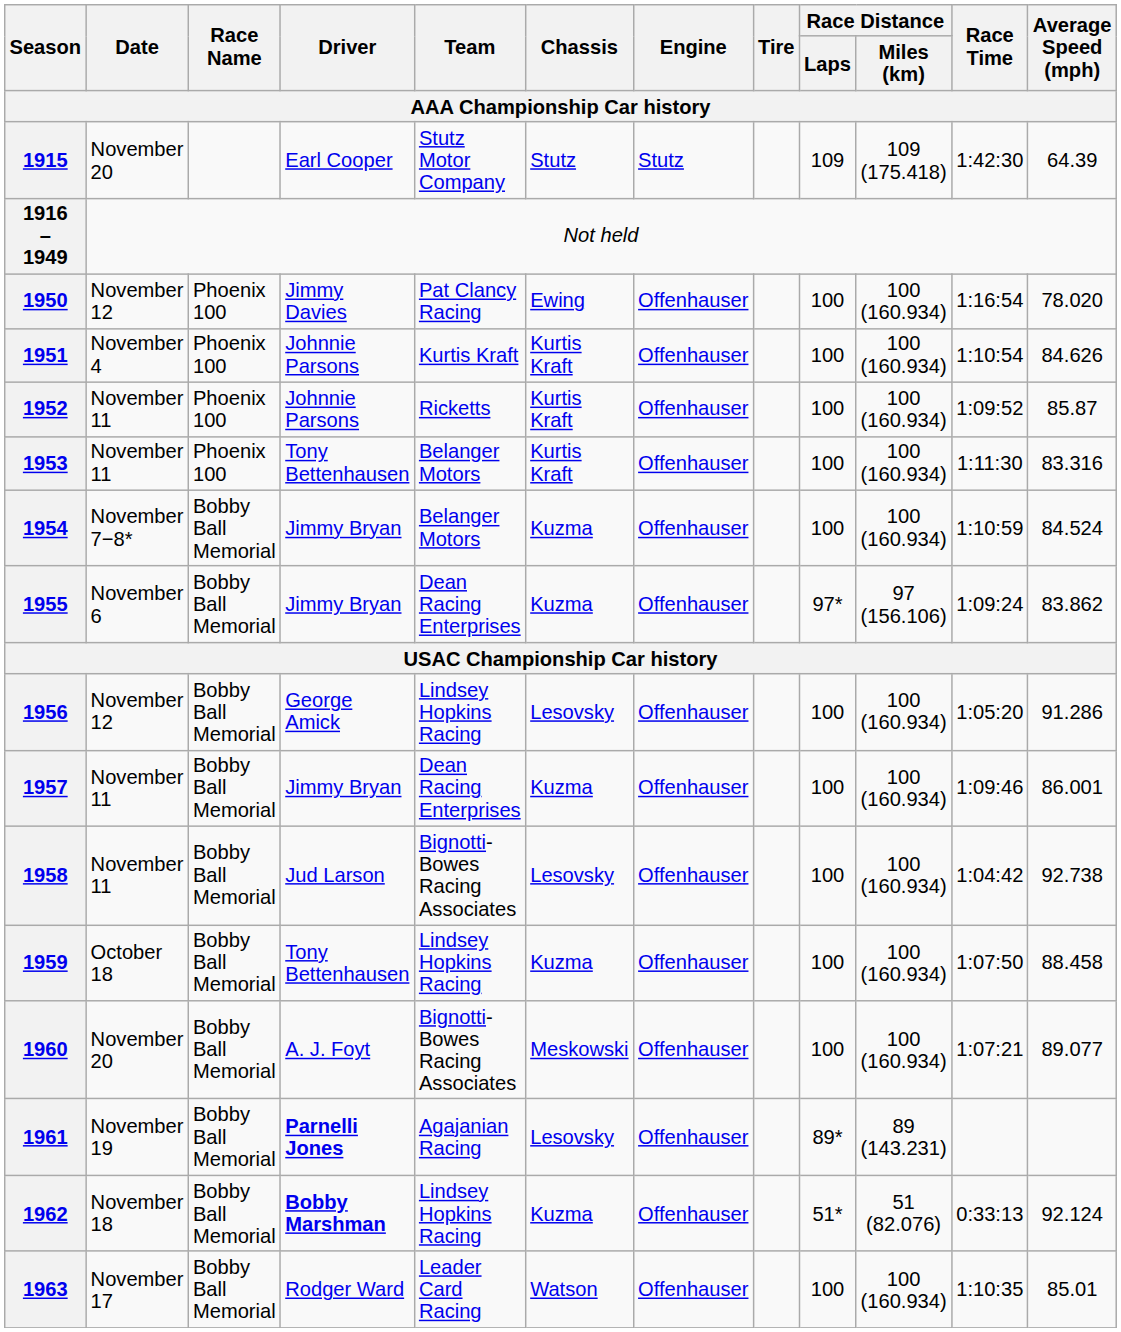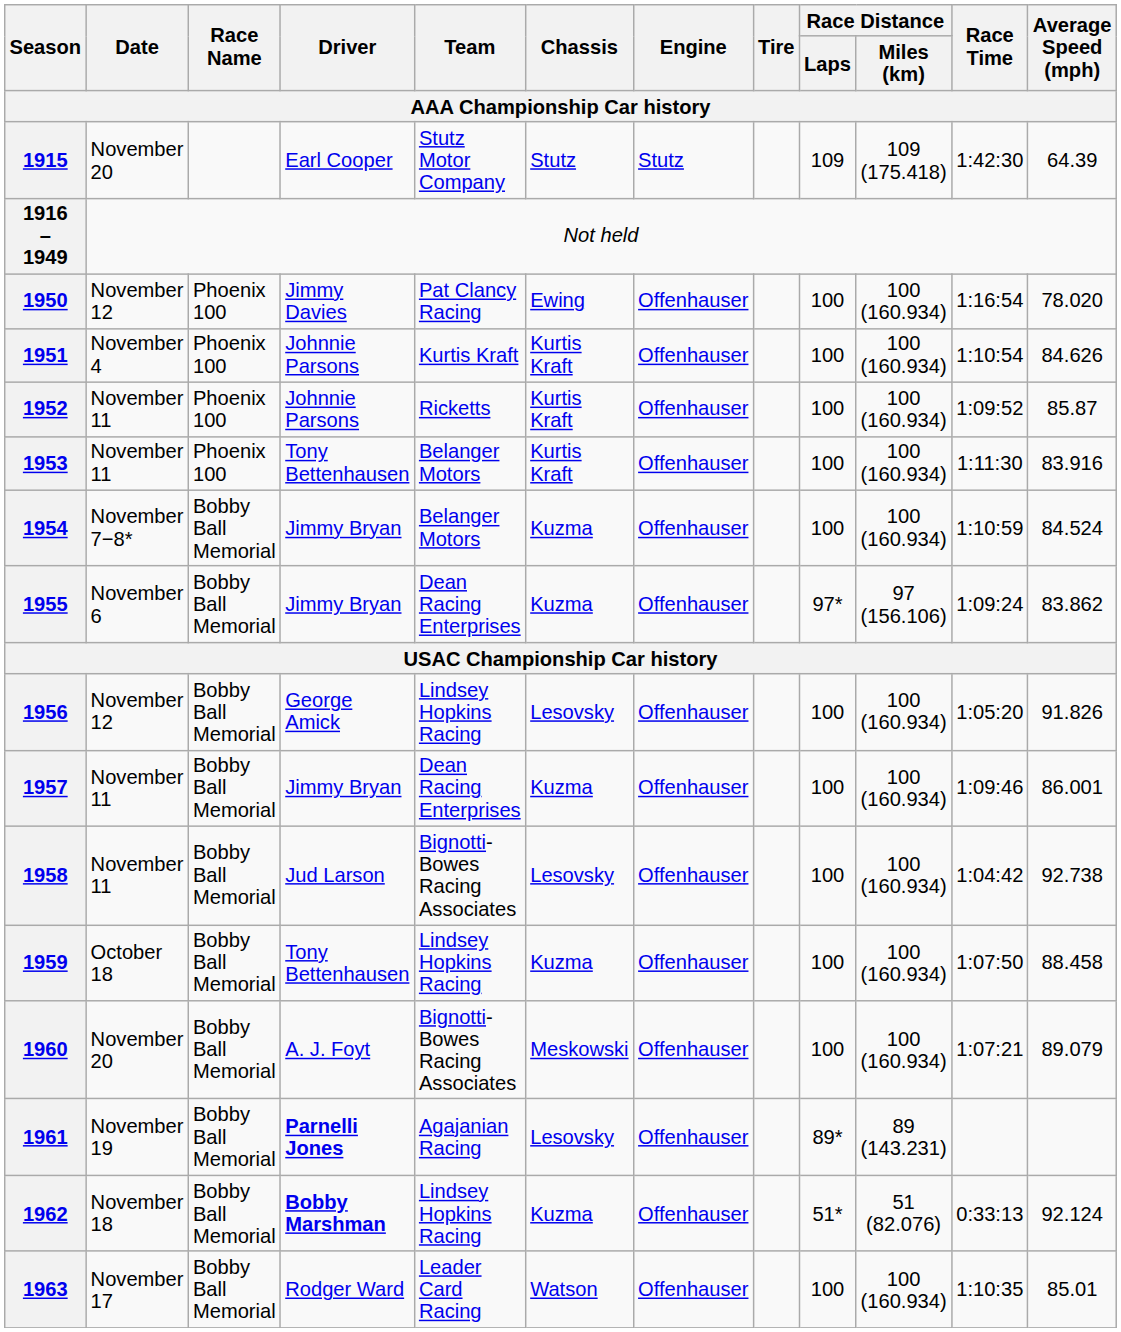(1072, 463) 83.316 -> (1072, 463) 83.916
(1072, 712) 91.286 -> (1072, 712) 91.826
(1072, 1050) 89.077 -> (1072, 1050) 89.079
